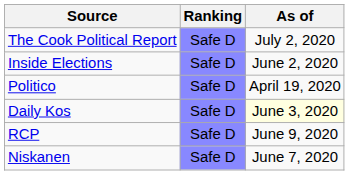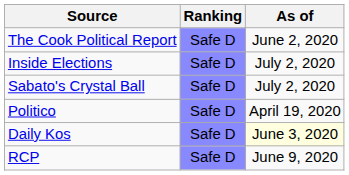(295, 39) July 2, 2020 -> (295, 39) June 2, 2020
(295, 63) June 2, 2020 -> (295, 63) July 2, 2020
+ row: (76, 87)
- row: (39, 157)
